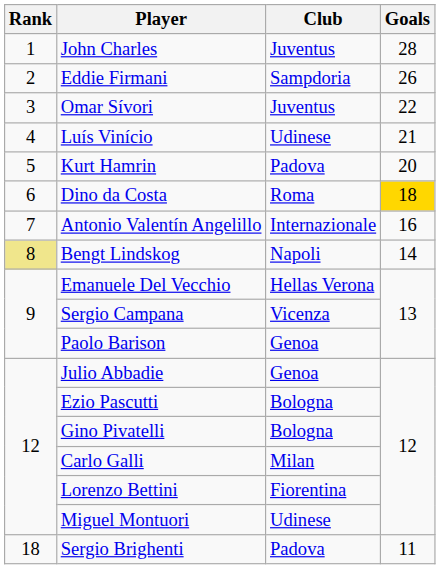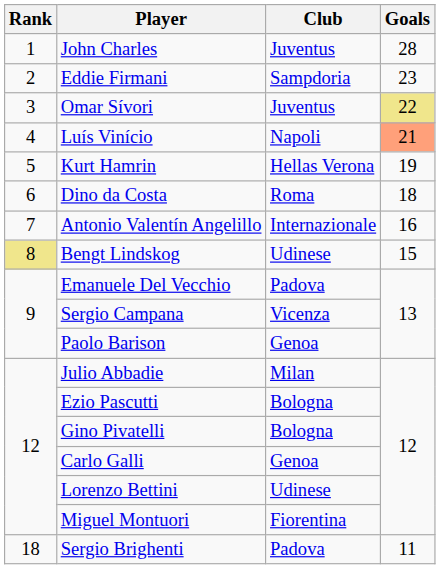(407, 78) 26 -> (407, 78) 23
(407, 107) no background -> (407, 107) khaki background
(300, 136) Udinese -> (295, 136) Napoli
(407, 136) no background -> (407, 136) lightsalmon background
(297, 166) Padova -> (322, 166) Hellas Verona
(407, 166) 20 -> (407, 166) 19
(407, 195) gold background -> (407, 195) no background
(295, 254) Napoli -> (300, 254) Udinese
(407, 254) 14 -> (407, 254) 15
(322, 284) Hellas Verona -> (297, 284) Padova
(294, 372) Genoa -> (292, 372) Milan
(292, 460) Milan -> (294, 460) Genoa
(308, 490) Fiorentina -> (300, 490) Udinese
(300, 519) Udinese -> (308, 519) Fiorentina
